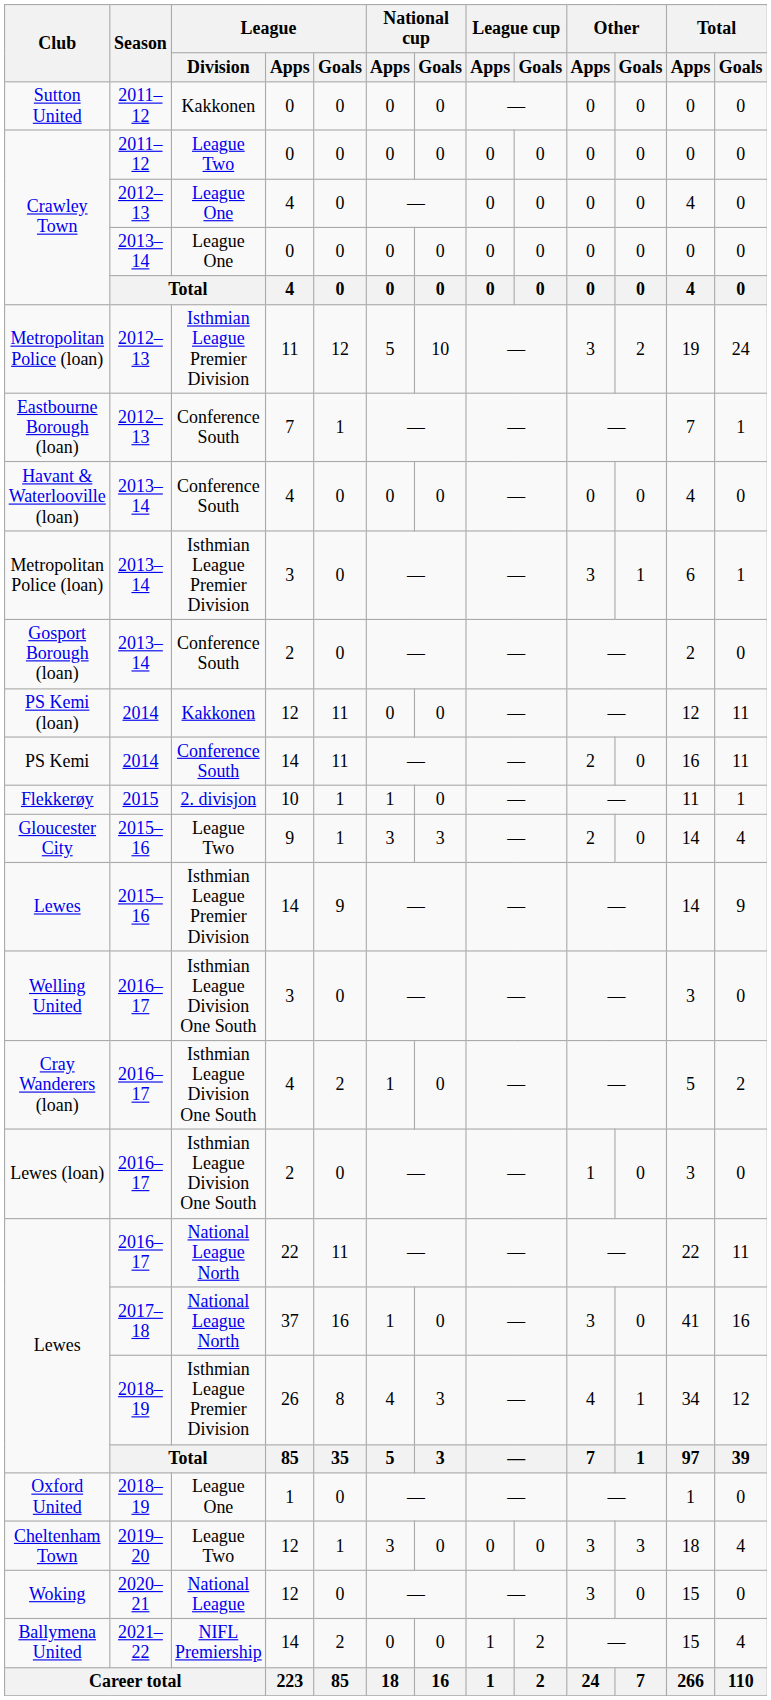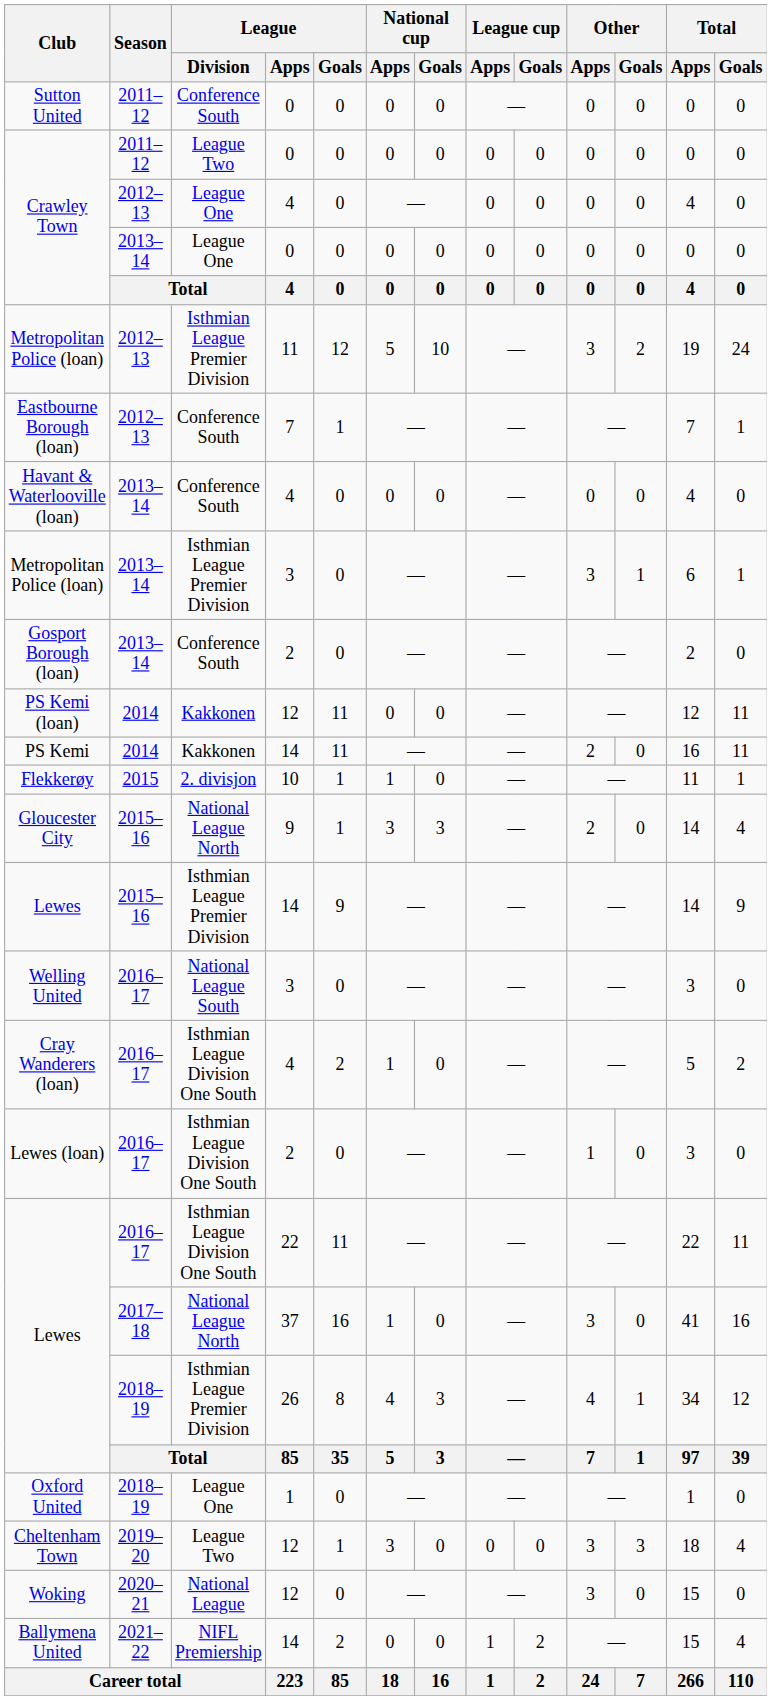(218, 105) Kakkonen -> (218, 105) Conference South
(218, 761) Conference South -> (218, 751) Kakkonen
(218, 838) League Two -> (218, 828) National League North
(218, 995) Isthmian League Division One South -> (218, 985) National League South
(218, 1252) National League North -> (218, 1242) Isthmian League Division One South
